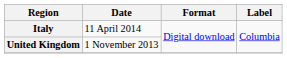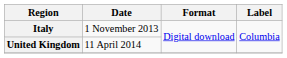(113, 28) 11 April 2014 -> (121, 28) 1 November 2013
(121, 45) 1 November 2013 -> (113, 45) 11 April 2014
